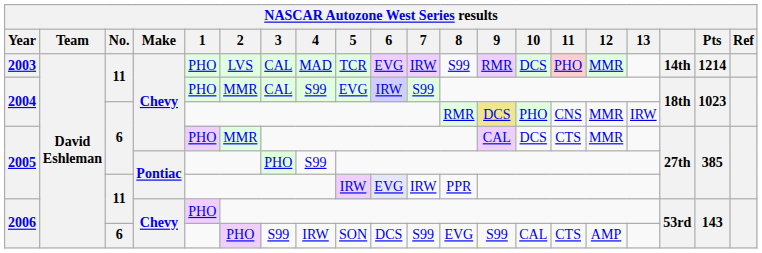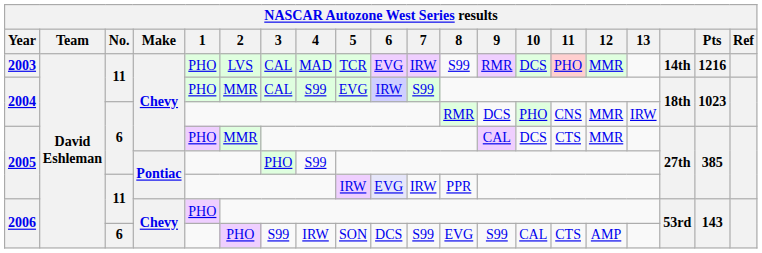(712, 65) 1214 -> (712, 65) 1216
(497, 113) khaki background -> (497, 113) no background
